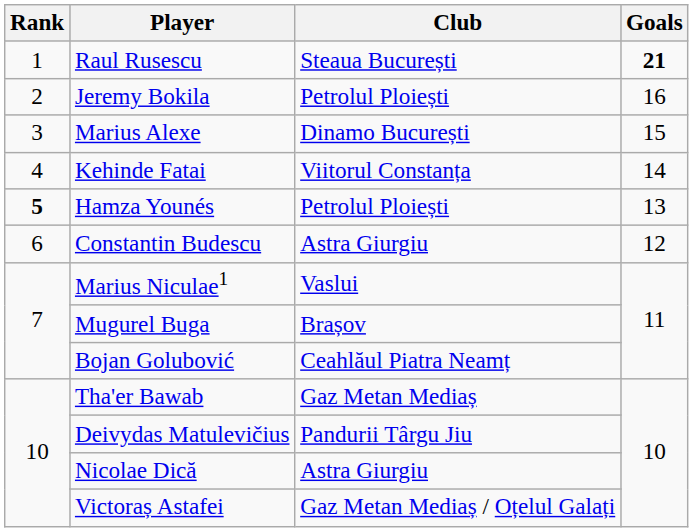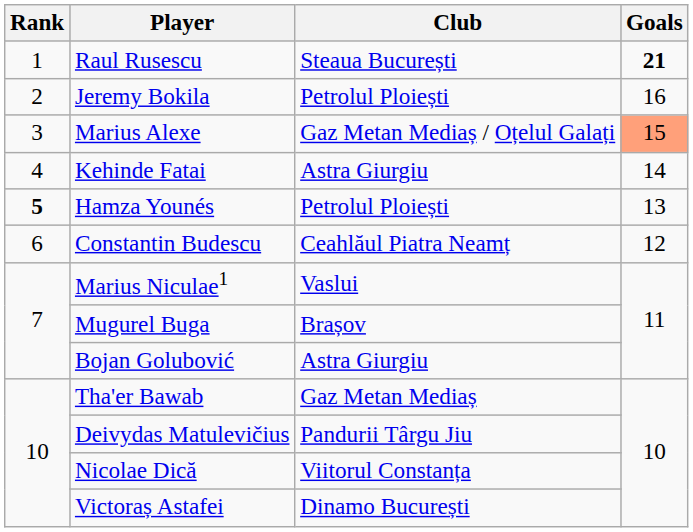(385, 133) Dinamo București -> (458, 133) Gaz Metan Mediaș / Oțelul Galați
(654, 133) no background -> (654, 133) lightsalmon background
(386, 170) Viitorul Constanța -> (364, 170) Astra Giurgiu
(364, 243) Astra Giurgiu -> (405, 243) Ceahlăul Piatra Neamț
(405, 360) Ceahlăul Piatra Neamț -> (364, 360) Astra Giurgiu
(364, 470) Astra Giurgiu -> (386, 470) Viitorul Constanța
(458, 507) Gaz Metan Mediaș / Oțelul Galați -> (385, 507) Dinamo București
